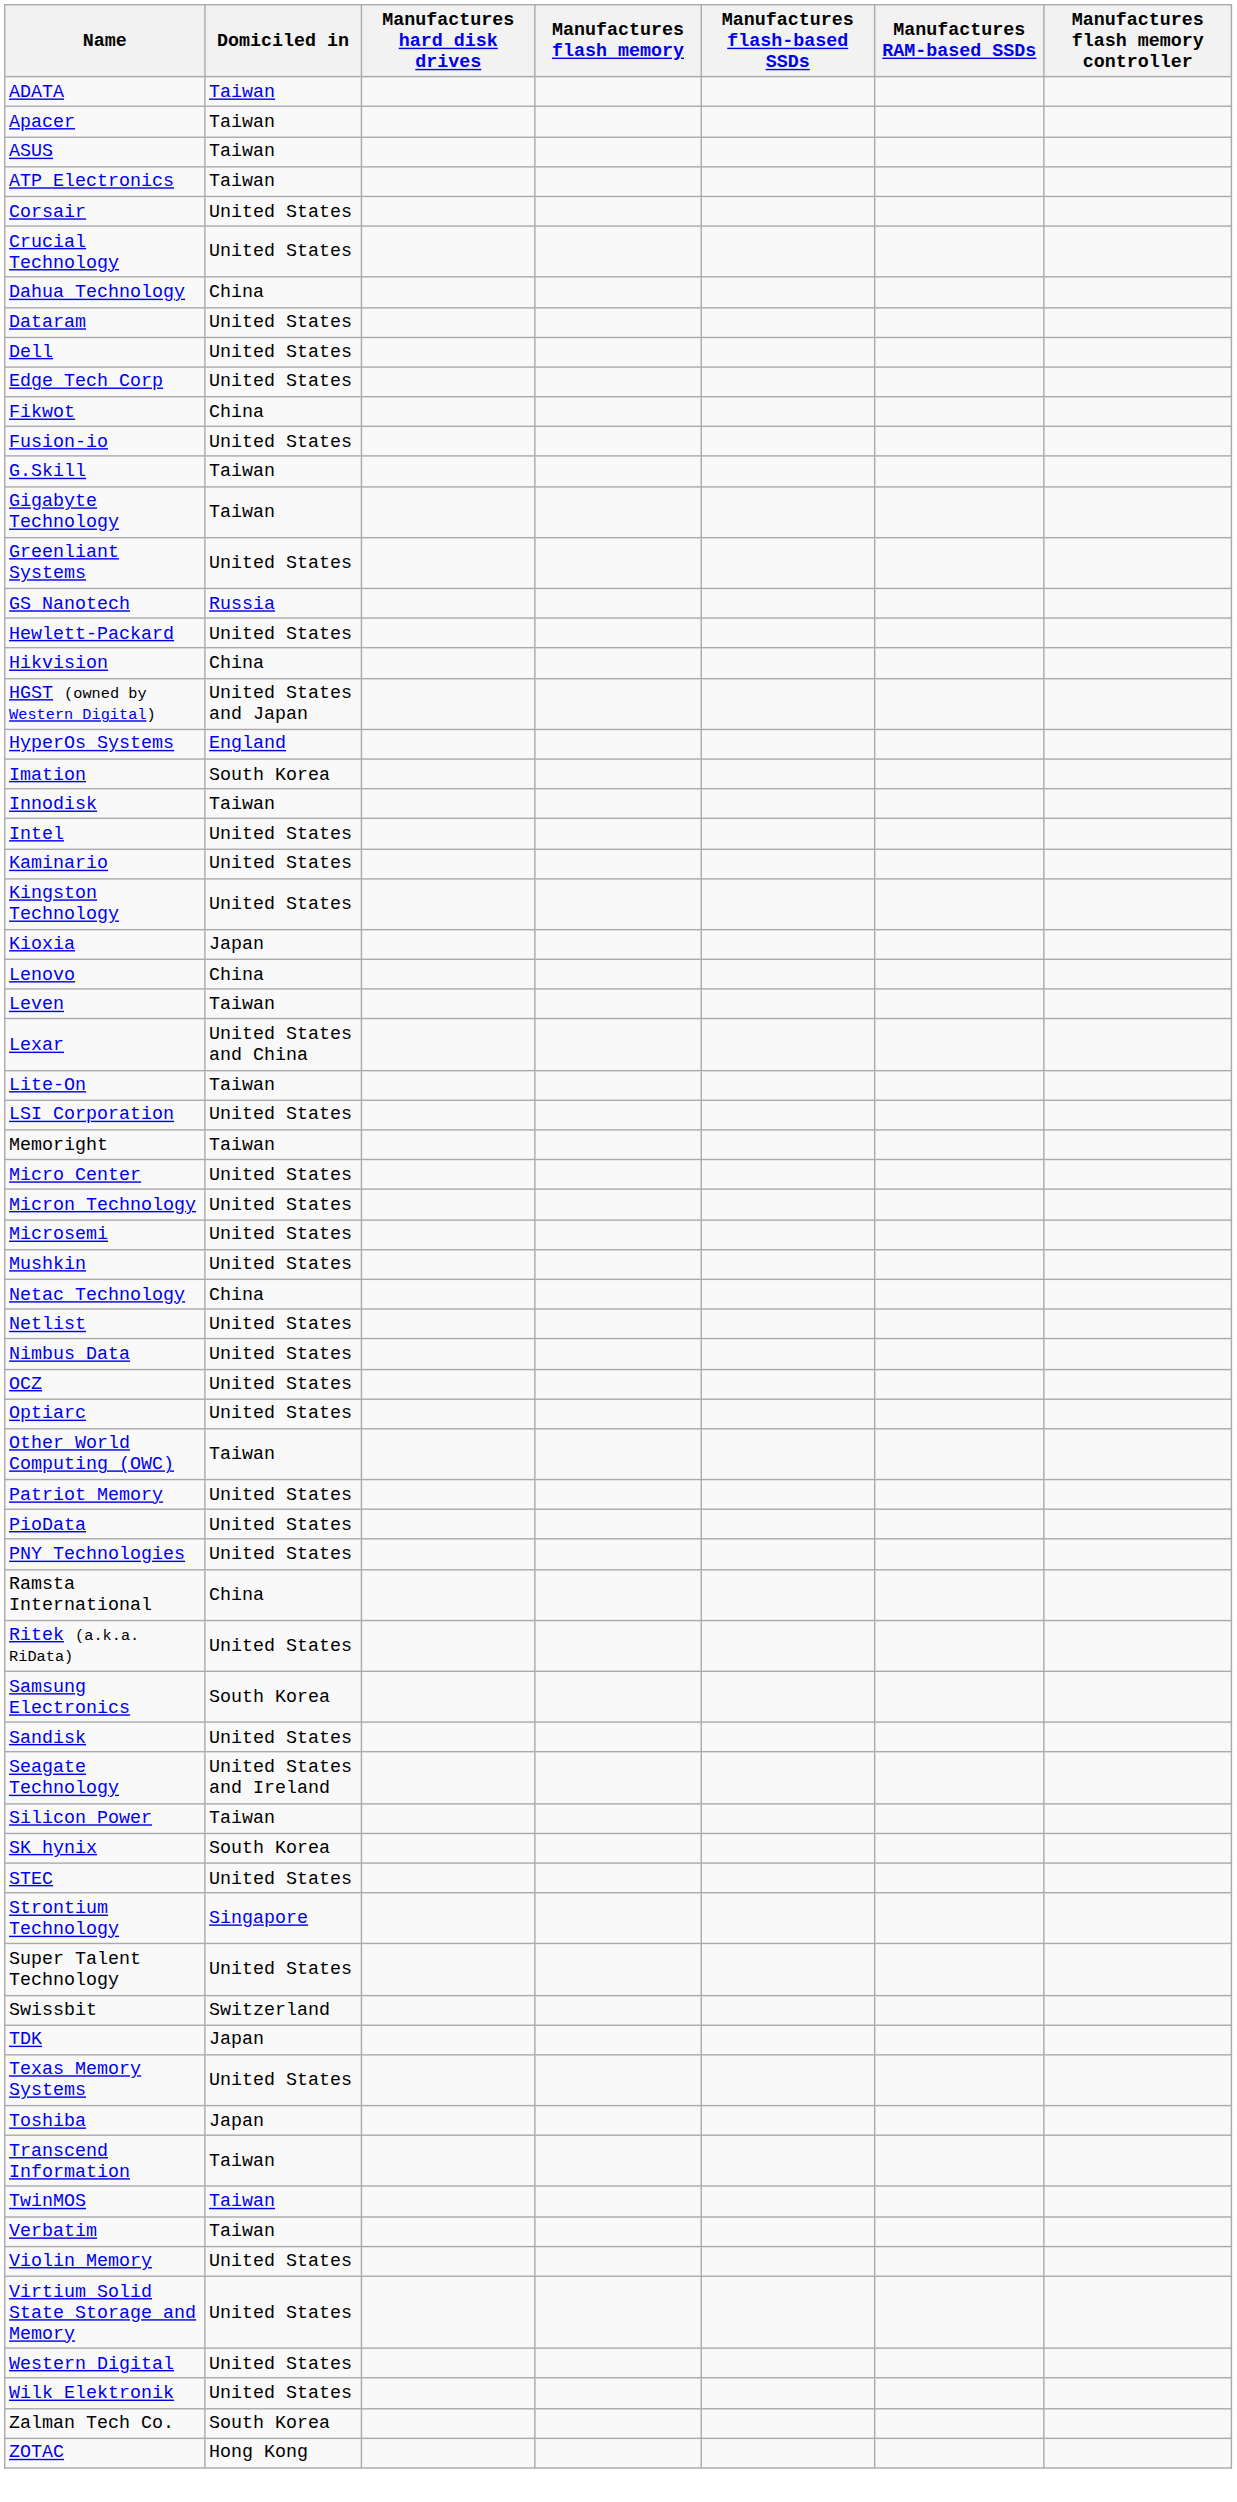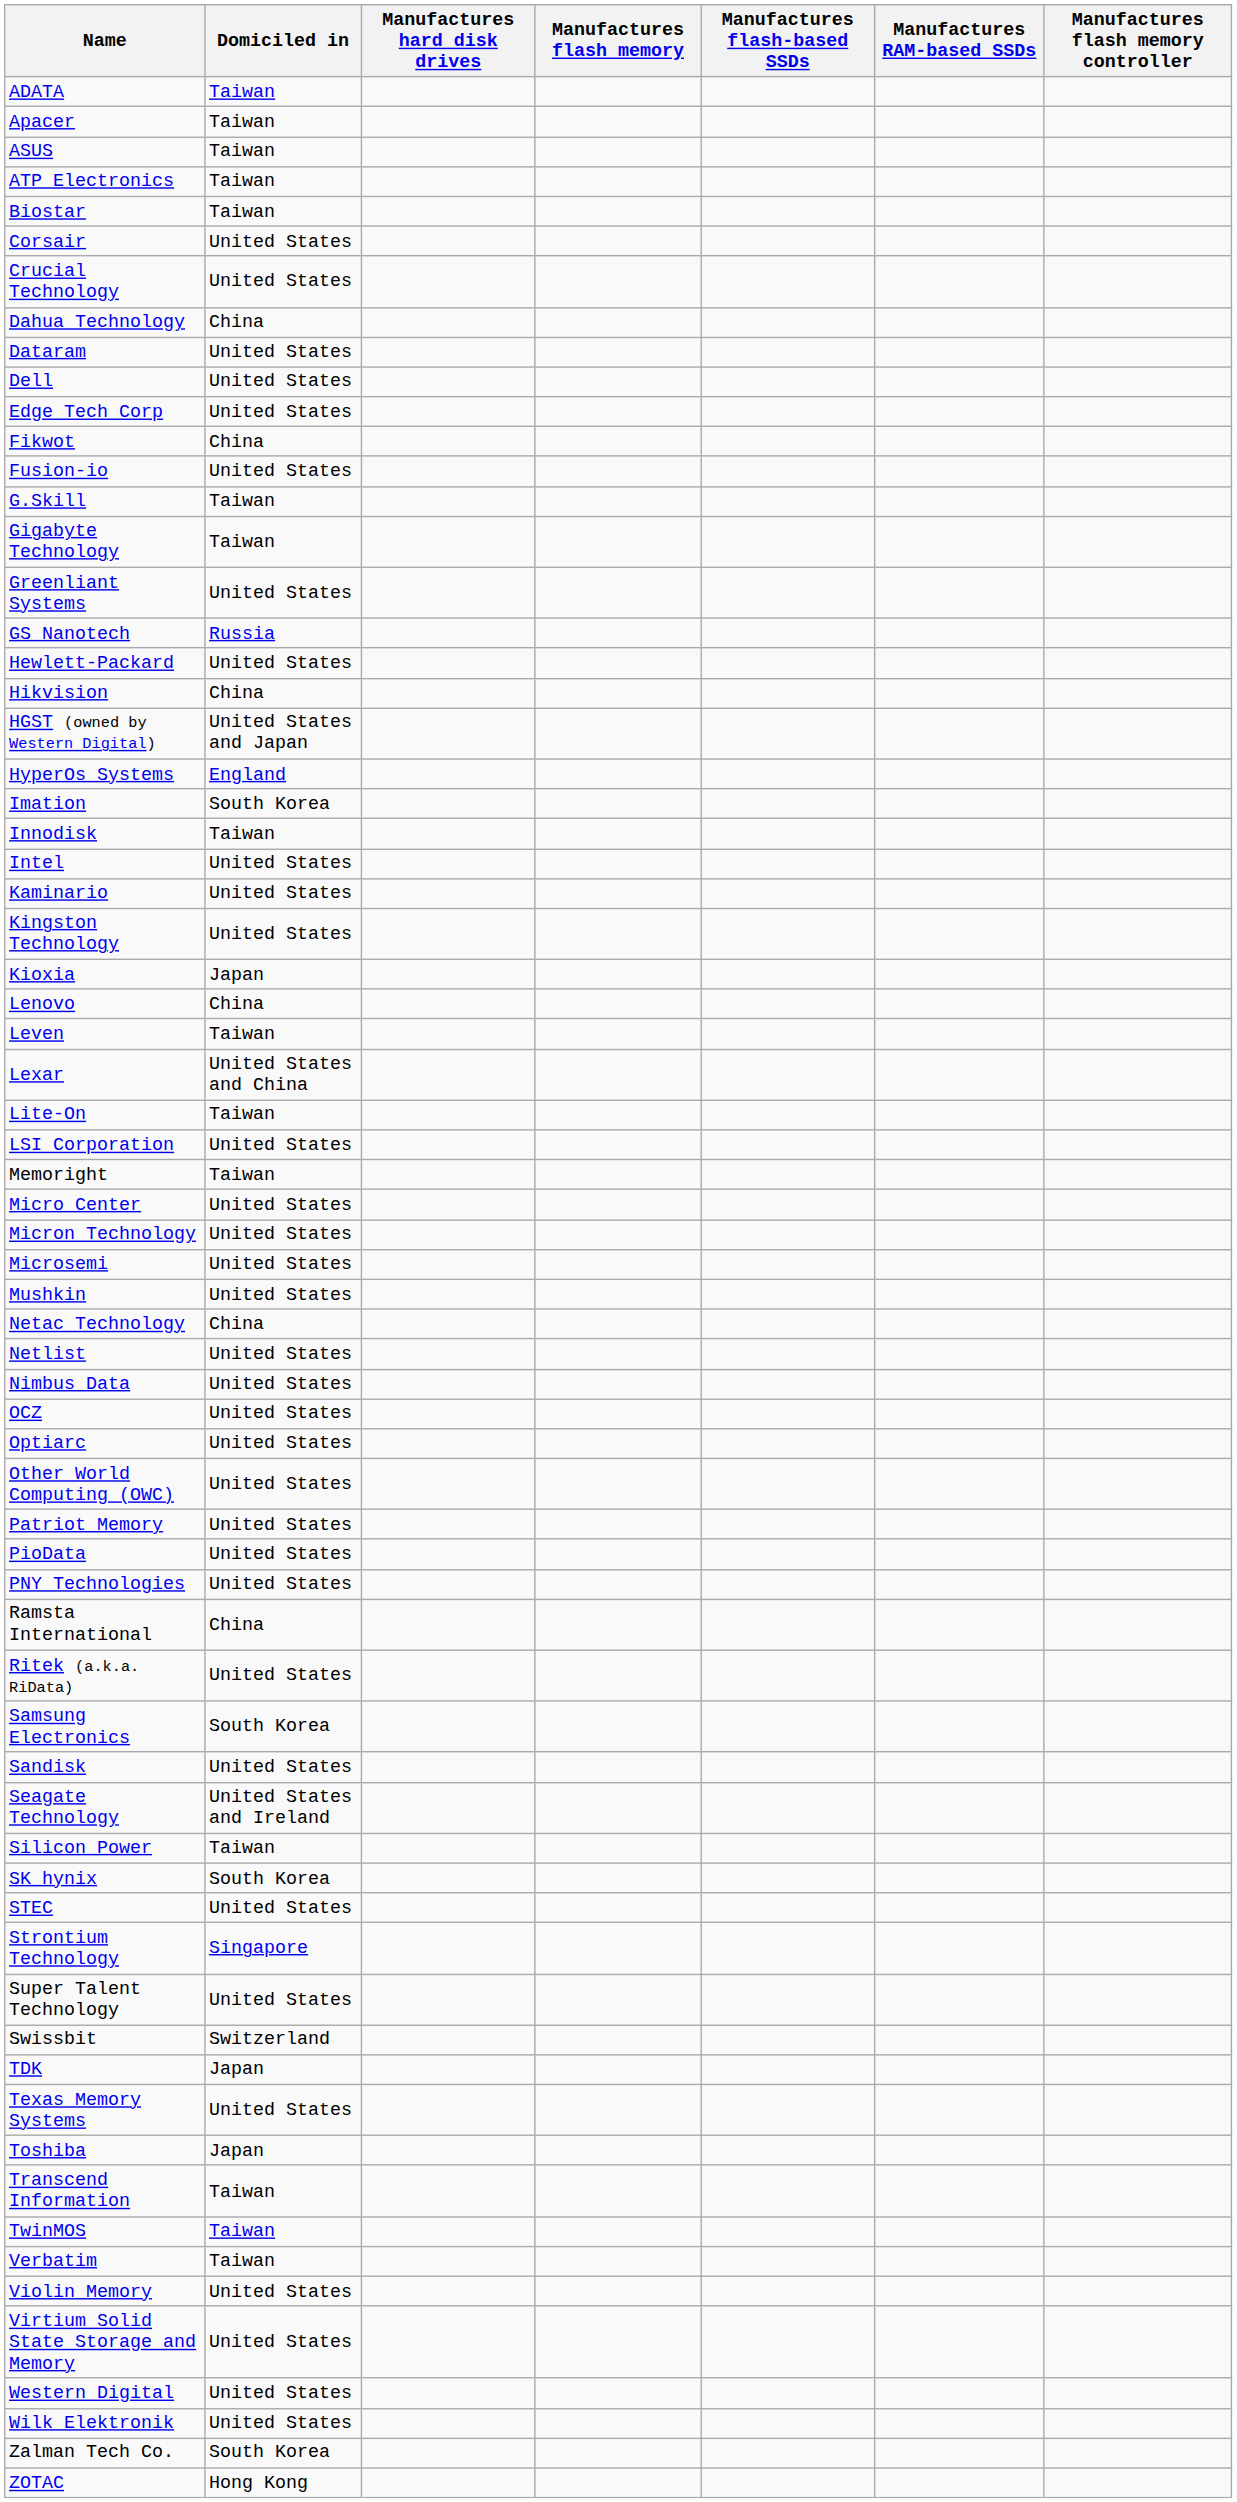+ row: (48, 211)
(242, 1454) Taiwan -> (281, 1484) United States
